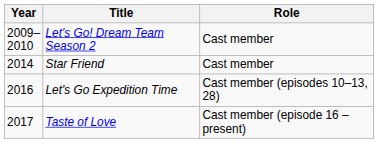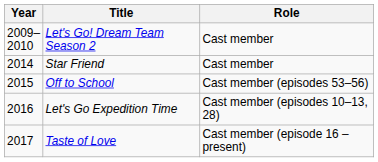+ row: (80, 83)
